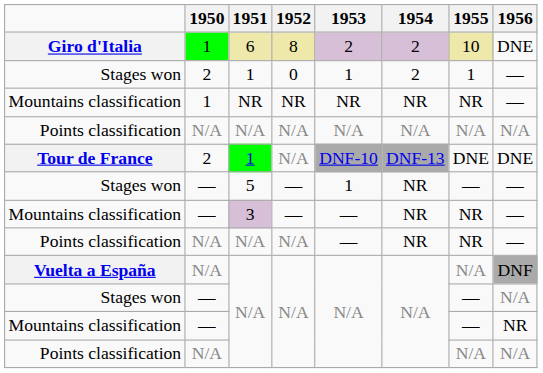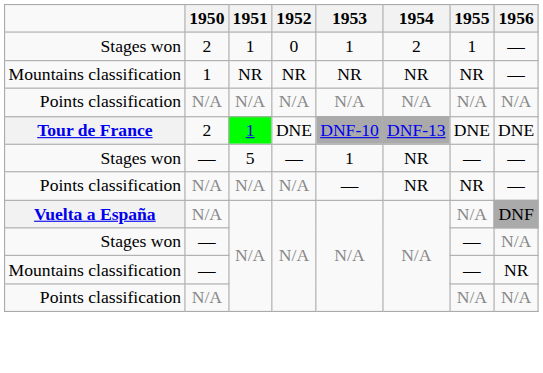- row: (95, 46)
(293, 158) N/A -> (294, 130) DNE
- row: (95, 213)
